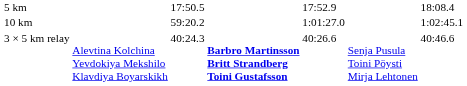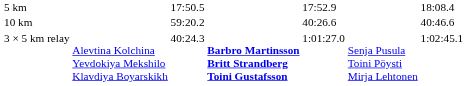(324, 22) 1:01:27.0 -> (319, 22) 40:26.6
(442, 22) 1:02:45.1 -> (437, 22) 40:46.6
(319, 38) 40:26.6 -> (324, 38) 1:01:27.0
(437, 38) 40:46.6 -> (442, 38) 1:02:45.1
